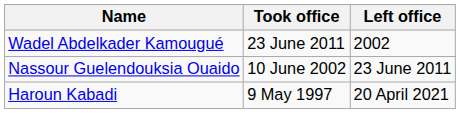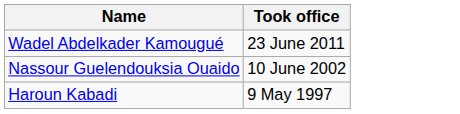- column: (402, 17)
